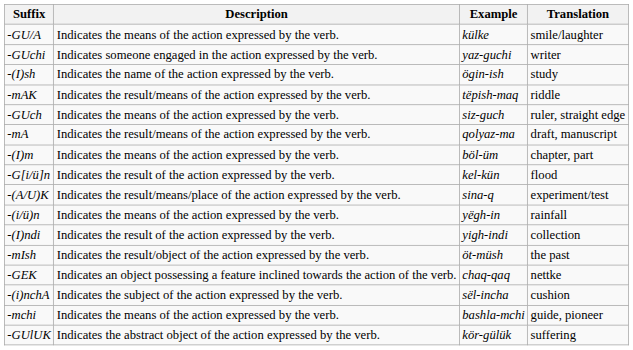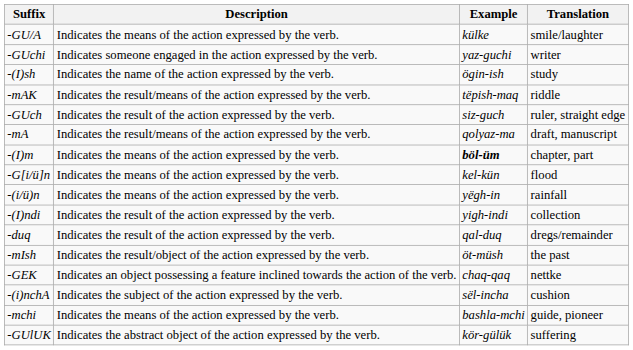(198, 114) Indicates the means of the action expressed by the verb. -> (196, 114) Indicates the result of the action expressed by the verb.
(480, 154) normal -> (481, 154) bold
(196, 174) Indicates the result of the action expressed by the verb. -> (198, 174) Indicates the means of the action expressed by the verb.
- row: (28, 194)
+ row: (19, 235)
